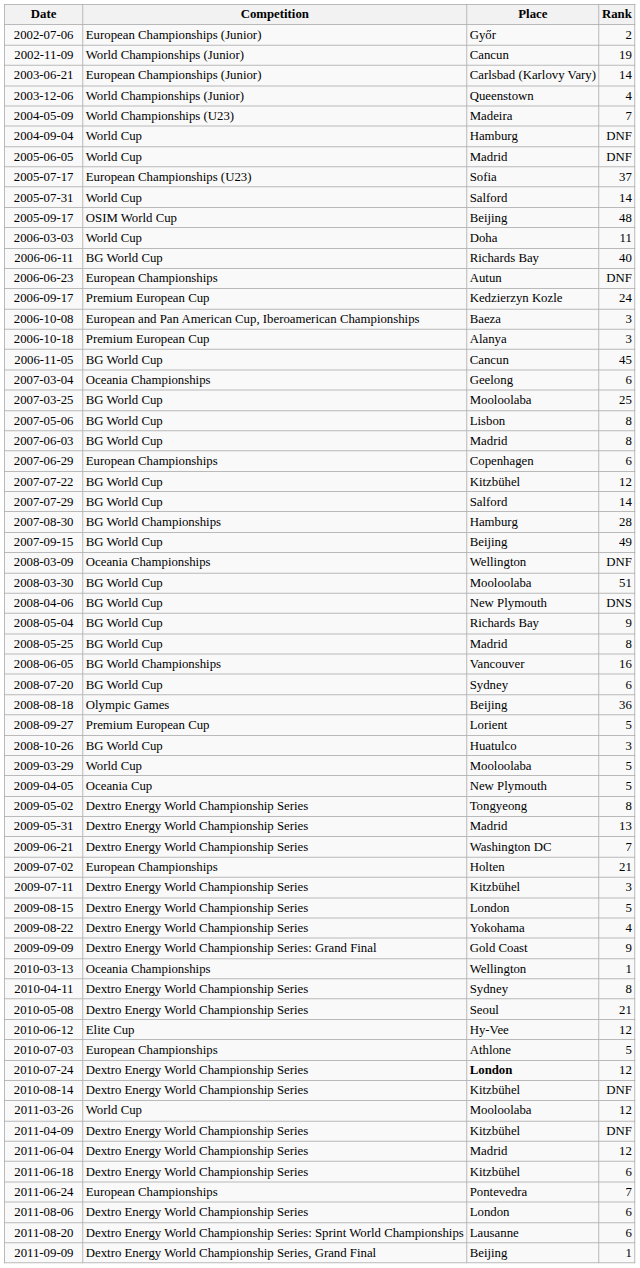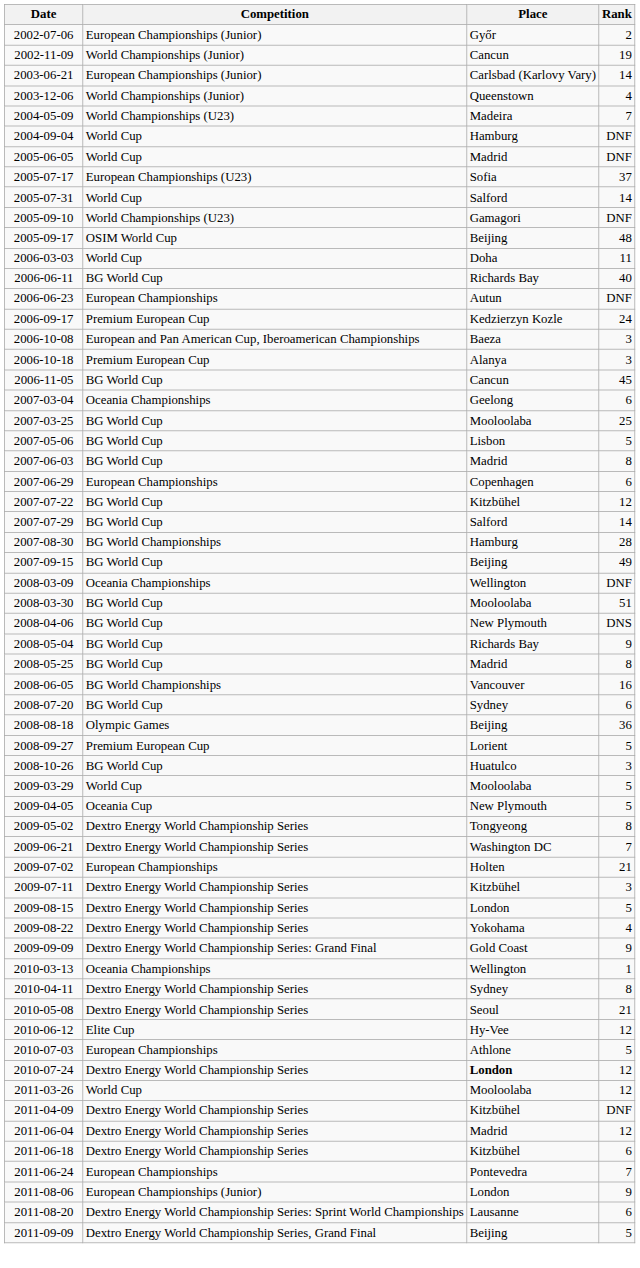+ row: (44, 217)
(629, 420) 8 -> (629, 440) 5
- row: (44, 826)
- row: (44, 1090)
(197, 1212) Dextro Energy World Championship Series -> (174, 1192) European Championships (Junior)
(629, 1212) 6 -> (629, 1192) 9
(629, 1252) 1 -> (629, 1232) 5
